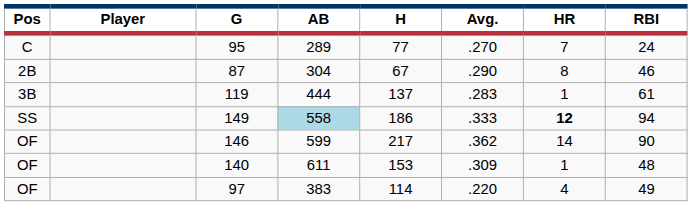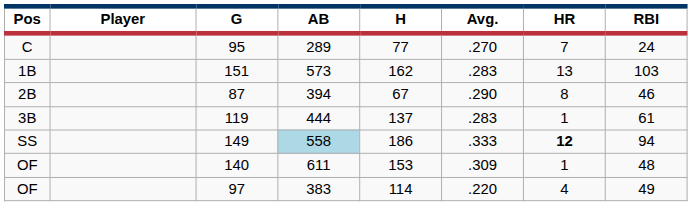+ row: (237, 70)
(319, 70) 304 -> (319, 94) 394
- row: (237, 141)
